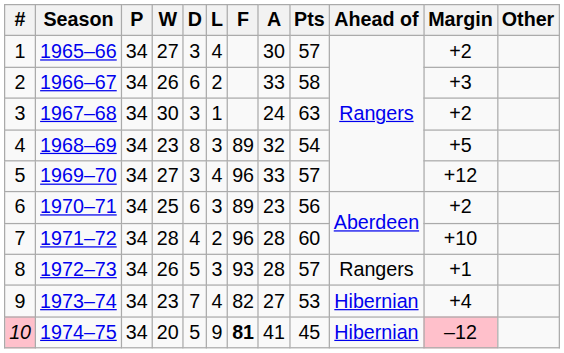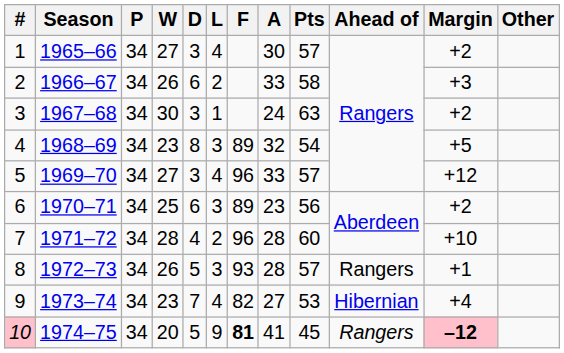(376, 332) Hibernian -> (376, 332) Rangers
(460, 332) normal -> (460, 332) bold
